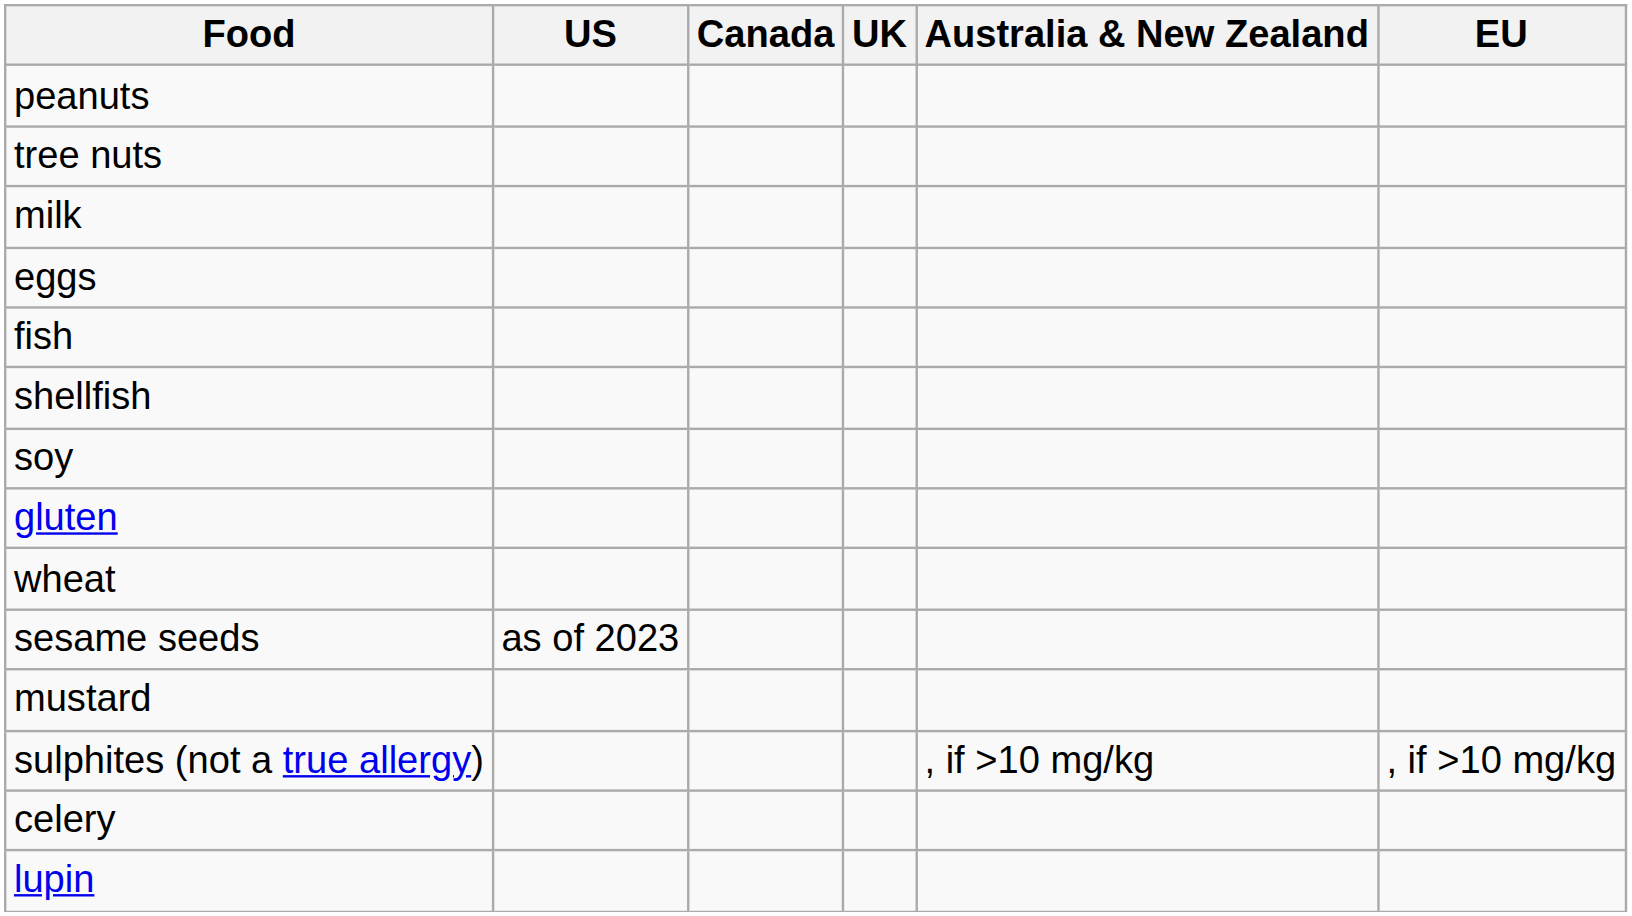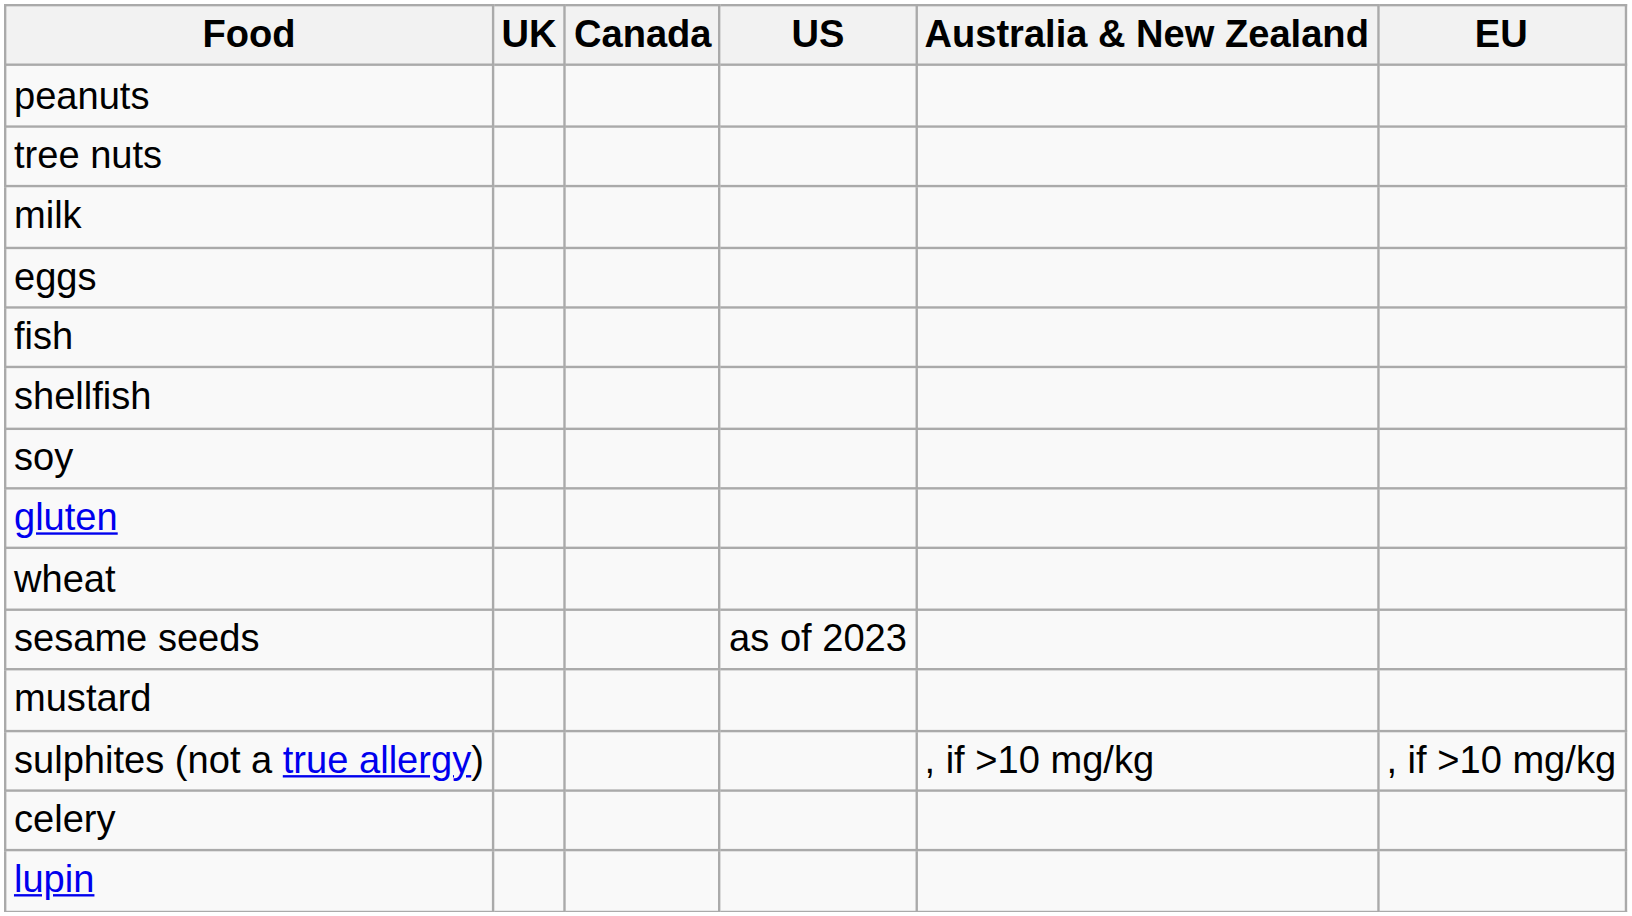columns swapped: (590, 34) <-> (879, 34)
